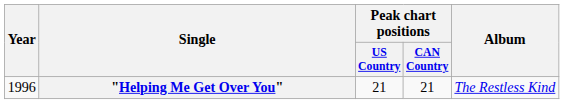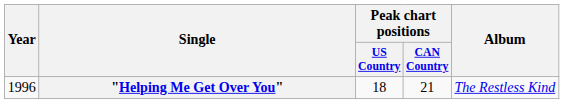(379, 87) 21 -> (379, 87) 18
